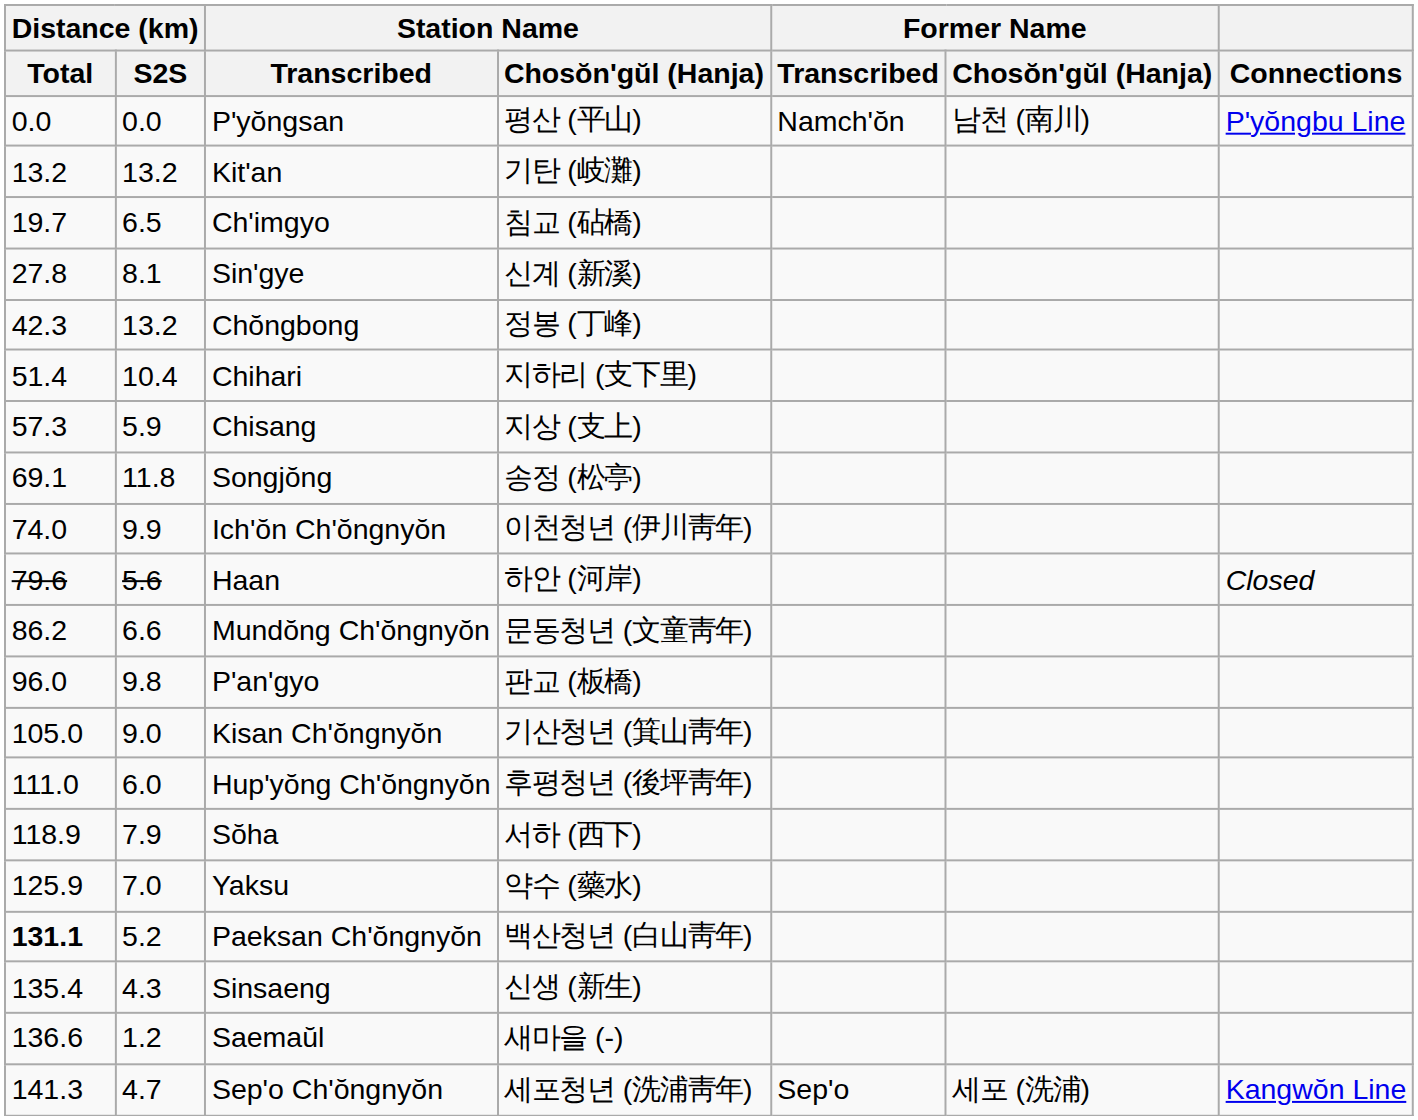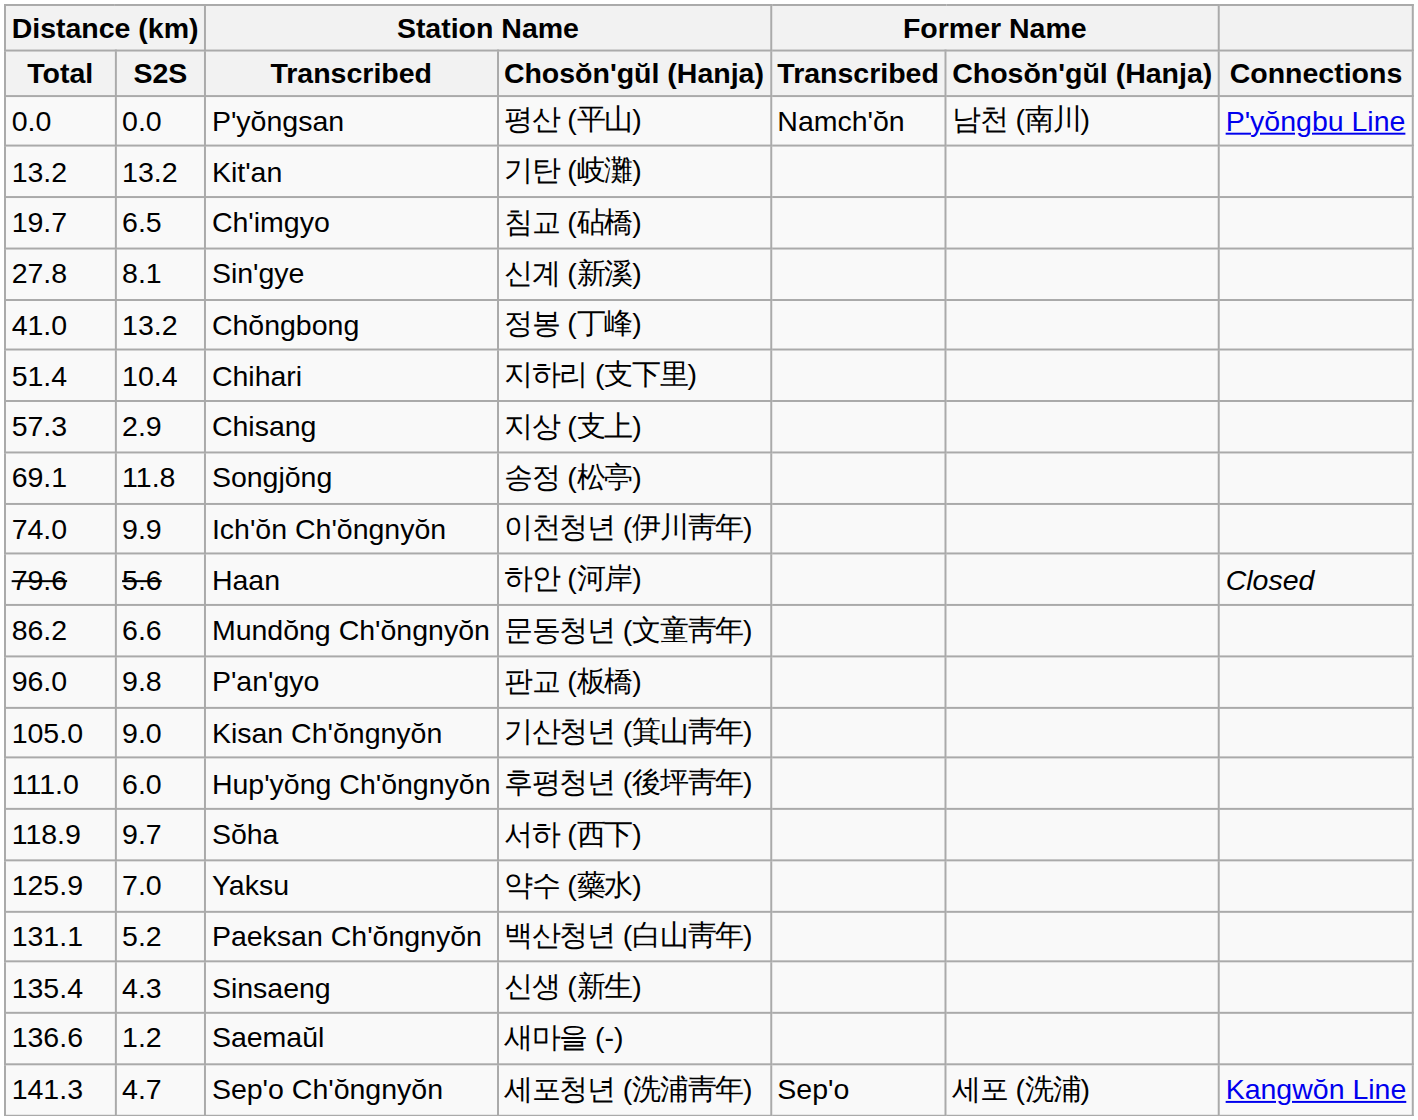(39, 325) 42.3 -> (39, 325) 41.0
(142, 427) 5.9 -> (142, 427) 2.9
(142, 835) 7.9 -> (142, 835) 9.7
(47, 937) bold -> (47, 937) normal
